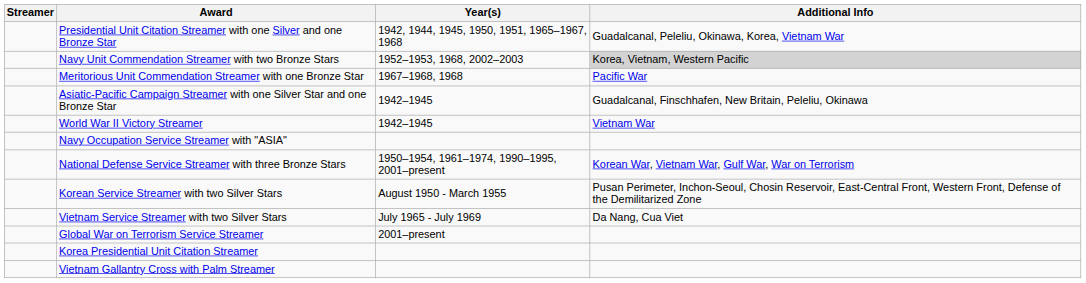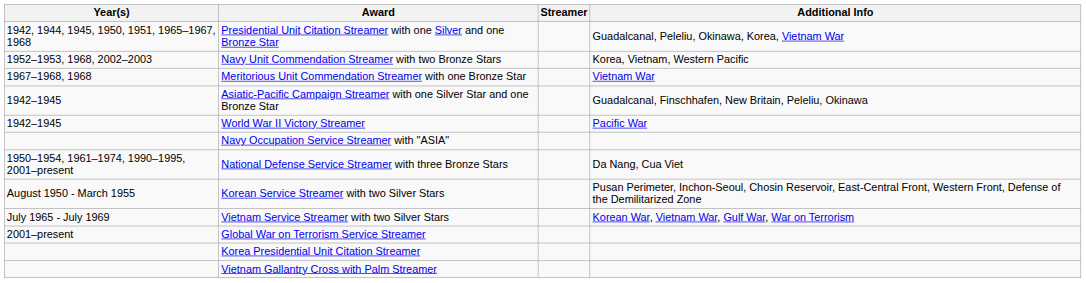columns swapped: (30, 13) <-> (483, 13)
(671, 59) lightgrey background -> (671, 59) no background
(620, 77) Pacific War -> (624, 77) Vietnam War
(624, 123) Vietnam War -> (620, 123) Pacific War
(723, 164) Korean War, Vietnam War, Gulf War, War on Terrorism -> (638, 164) Da Nang, Cua Viet
(638, 217) Da Nang, Cua Viet -> (723, 217) Korean War, Vietnam War, Gulf War, War on Terrorism
